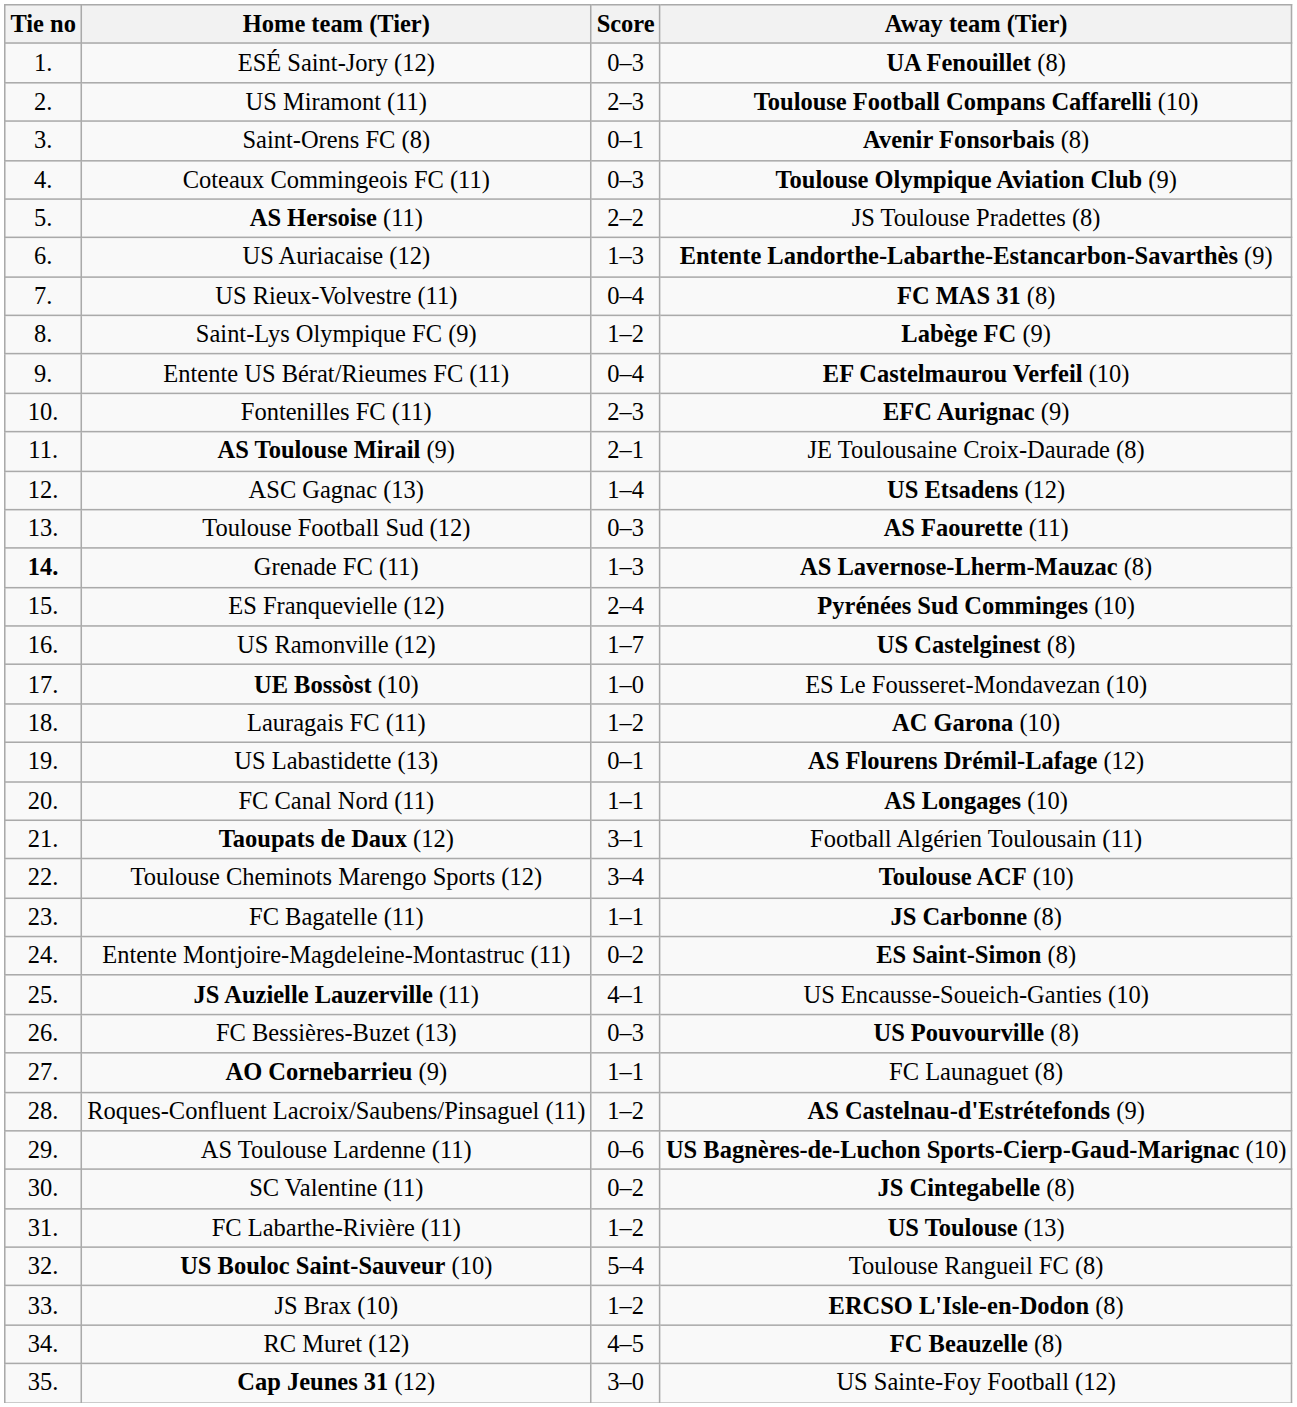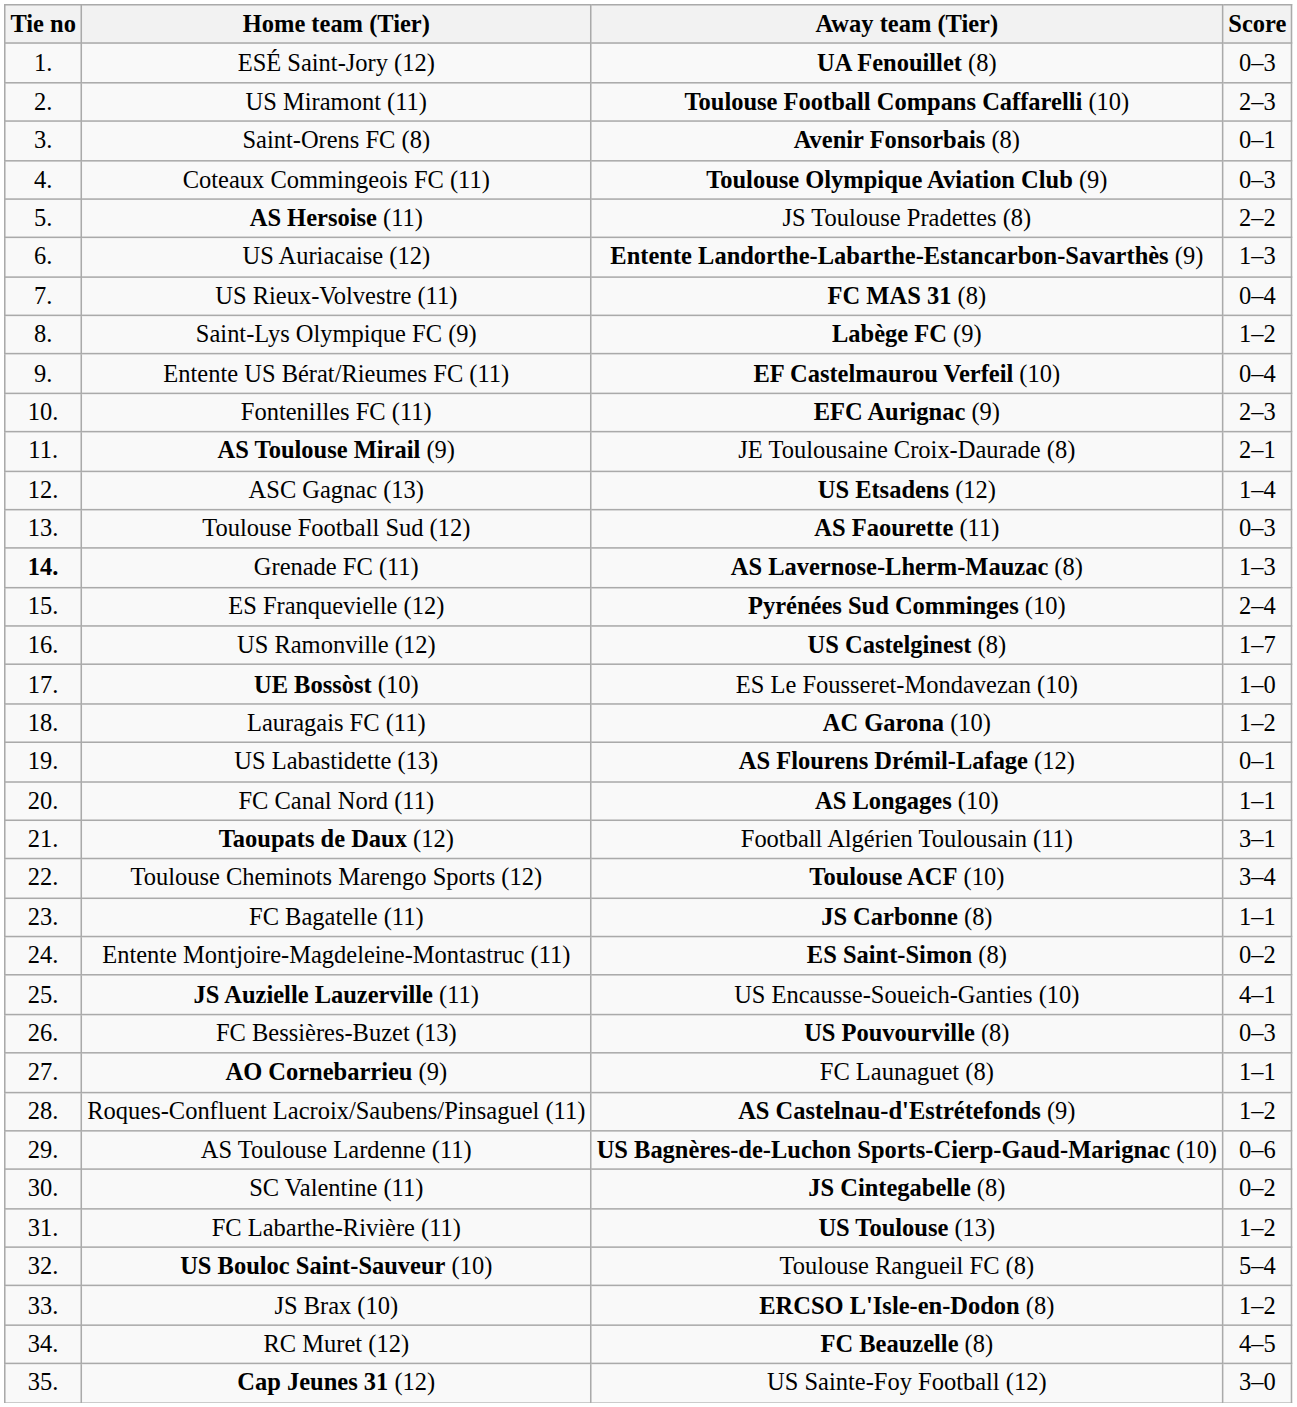columns swapped: (626, 23) <-> (976, 23)
